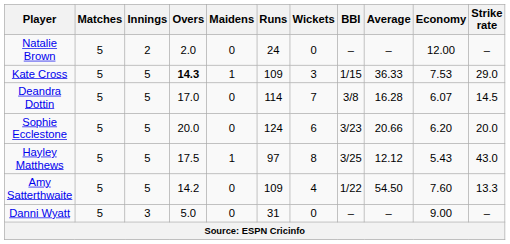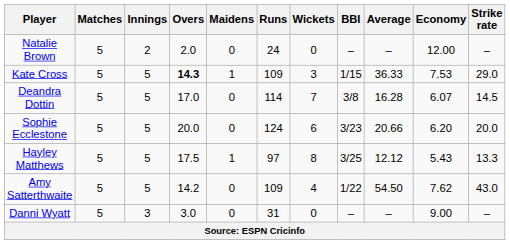(487, 158) 43.0 -> (487, 158) 13.3
(441, 189) 7.60 -> (441, 189) 7.62
(487, 189) 13.3 -> (487, 189) 43.0
(188, 213) 5.0 -> (188, 213) 3.0
